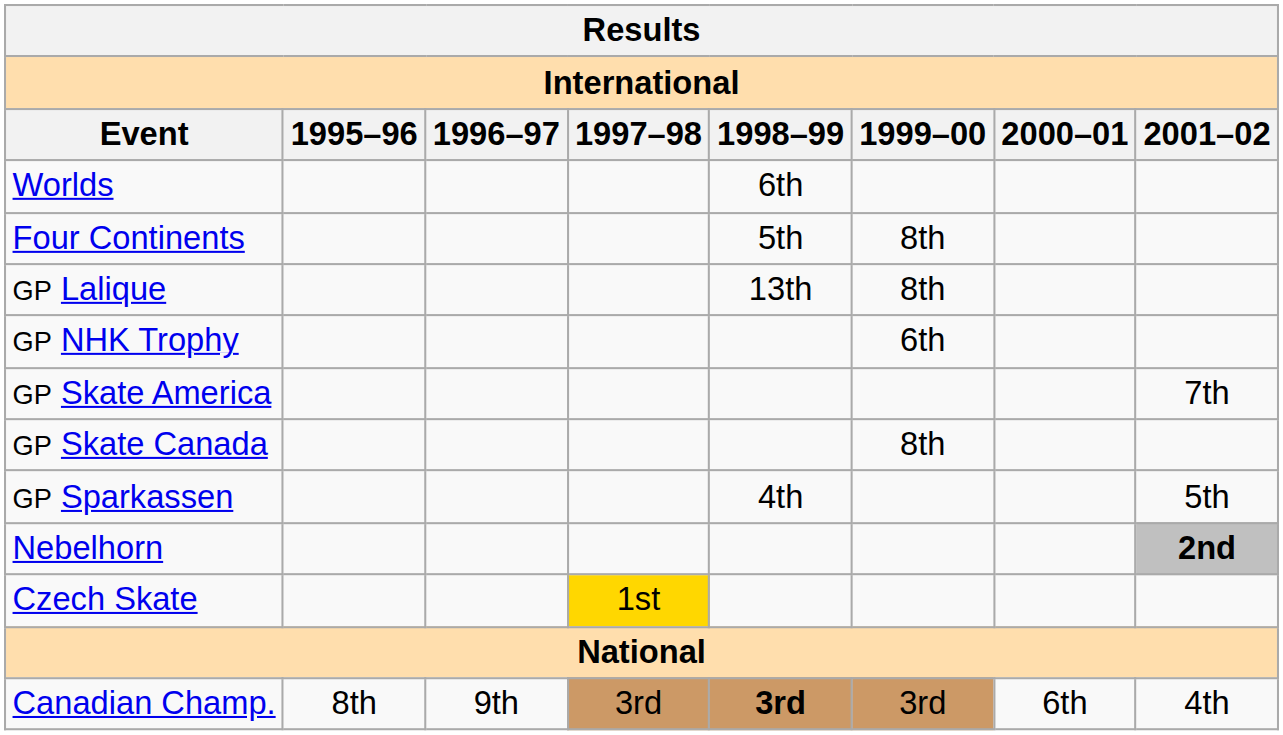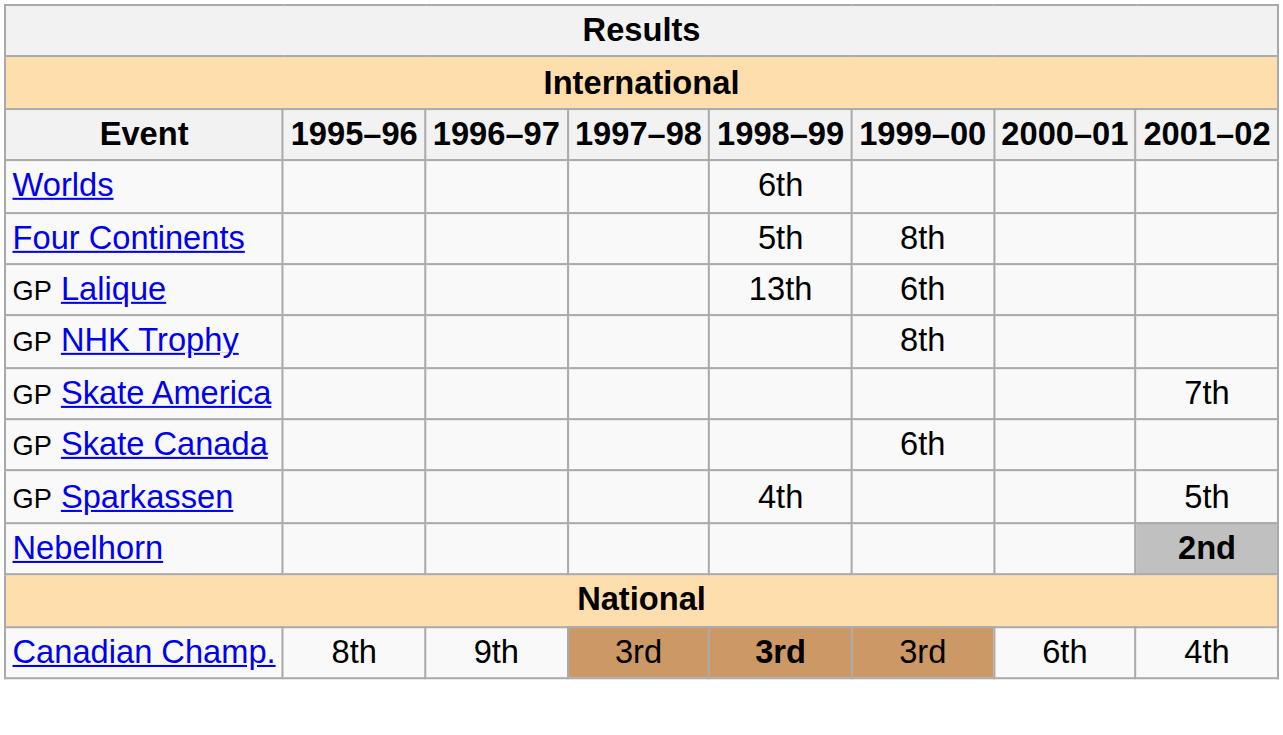(923, 289) 8th -> (923, 289) 6th
(923, 340) 6th -> (923, 340) 8th
(923, 444) 8th -> (923, 444) 6th
- row: (105, 599)
